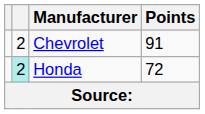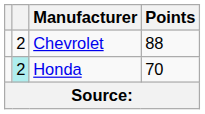(154, 43) 91 -> (154, 43) 88
(154, 69) 72 -> (154, 69) 70
